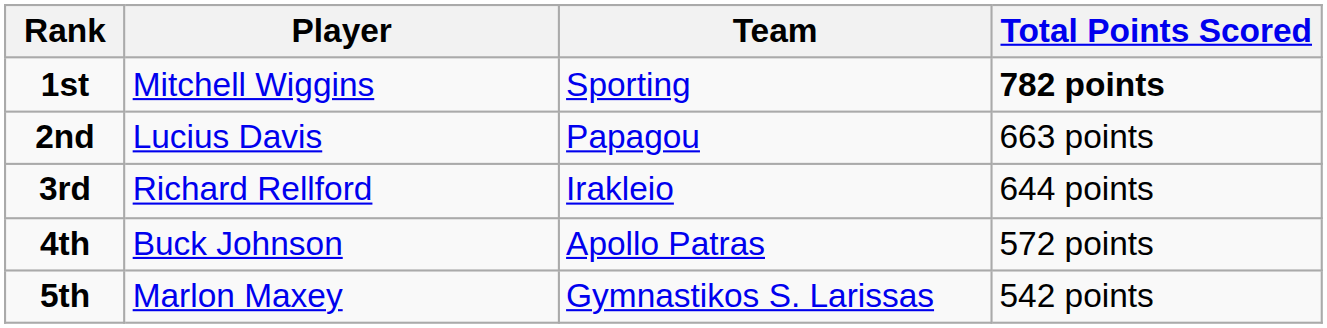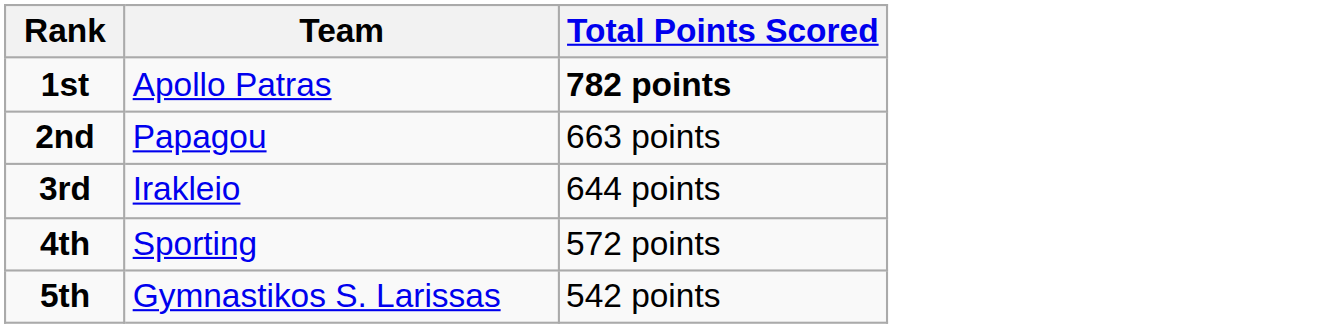- column: (342, 31)
(628, 84) Sporting -> (232, 84) Apollo Patras
(666, 243) Apollo Patras -> (195, 243) Sporting
